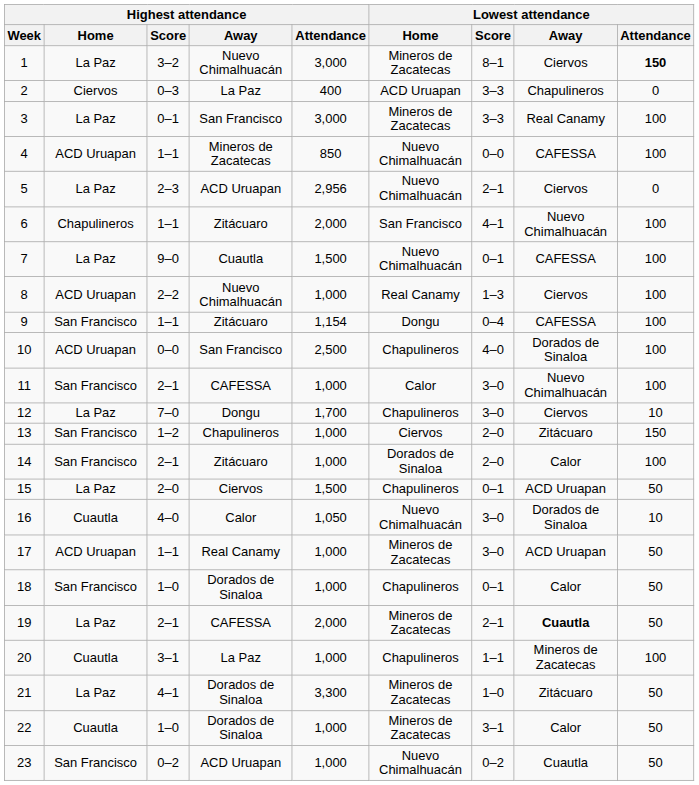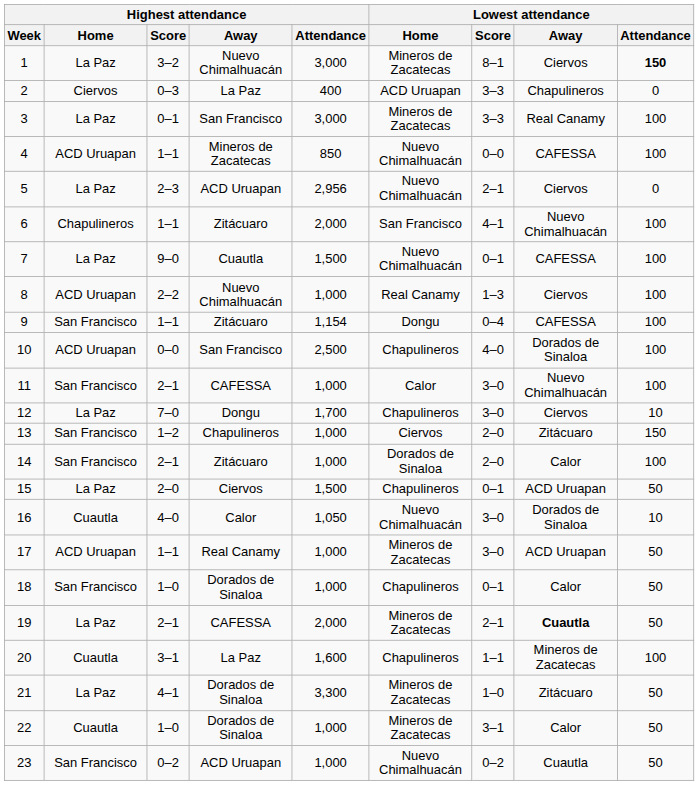(331, 657) 1,000 -> (331, 657) 1,600
